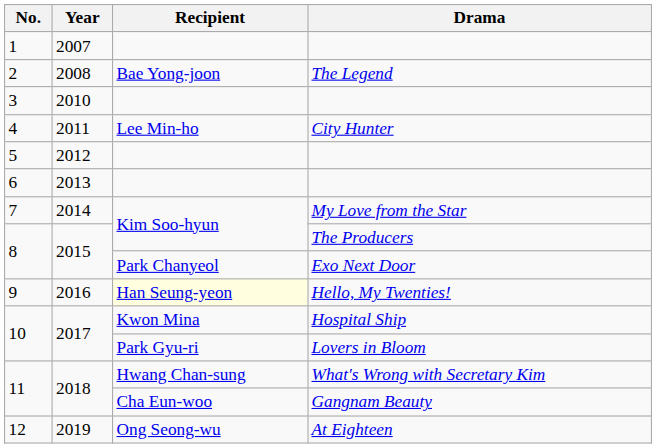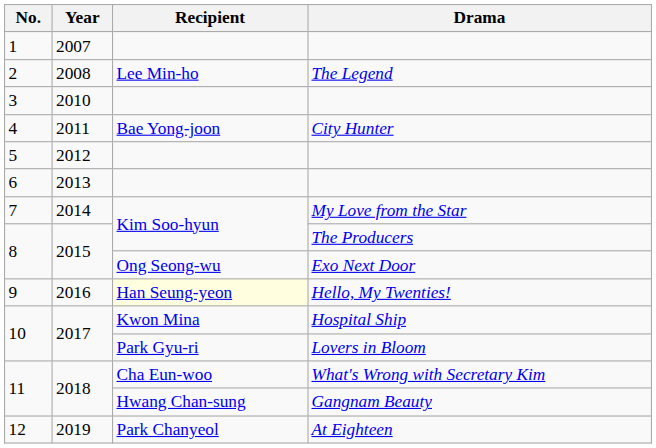(168, 73) Bae Yong-joon -> (158, 73) Lee Min-ho
(158, 127) Lee Min-ho -> (168, 127) Bae Yong-joon
(168, 264) Park Chanyeol -> (169, 264) Ong Seong-wu
(181, 374) Hwang Chan-sung -> (164, 374) Cha Eun-woo
(164, 401) Cha Eun-woo -> (181, 401) Hwang Chan-sung
(169, 429) Ong Seong-wu -> (168, 429) Park Chanyeol
